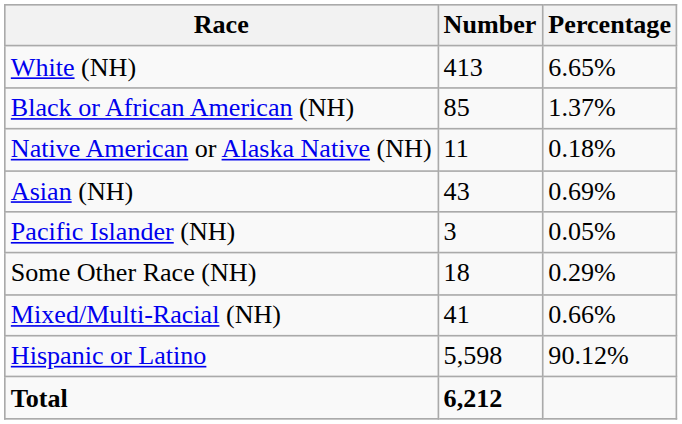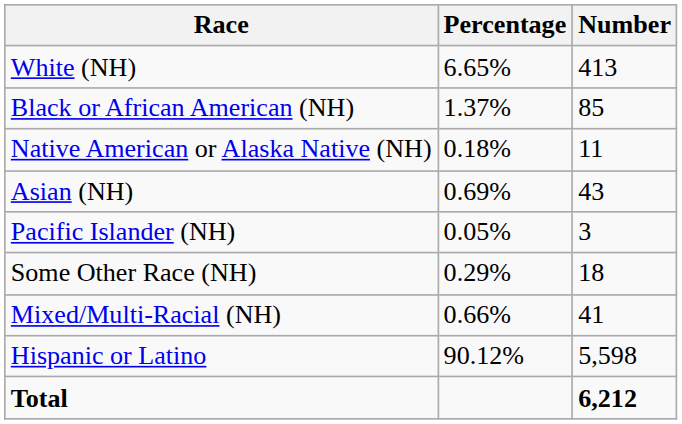columns swapped: (490, 25) <-> (610, 25)
